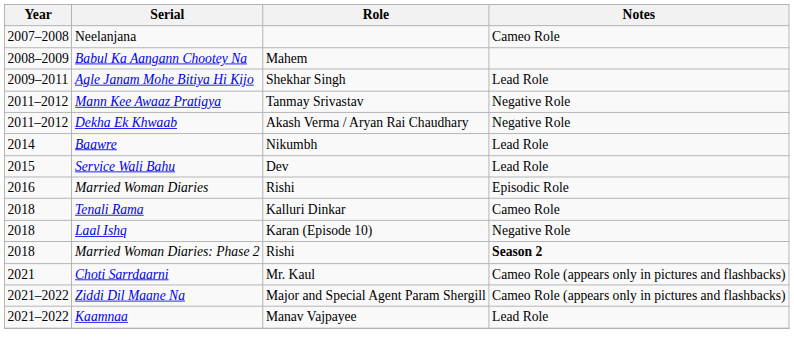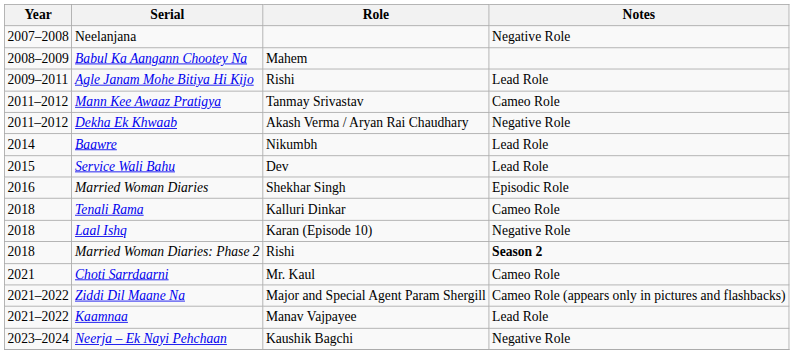(526, 36) Cameo Role -> (531, 36) Negative Role
(306, 79) Shekhar Singh -> (280, 79) Rishi
(531, 101) Negative Role -> (526, 101) Cameo Role
(280, 187) Rishi -> (306, 187) Shekhar Singh
(639, 274) Cameo Role (appears only in pictures and flashbacks) -> (526, 274) Cameo Role
+ row: (151, 338)
